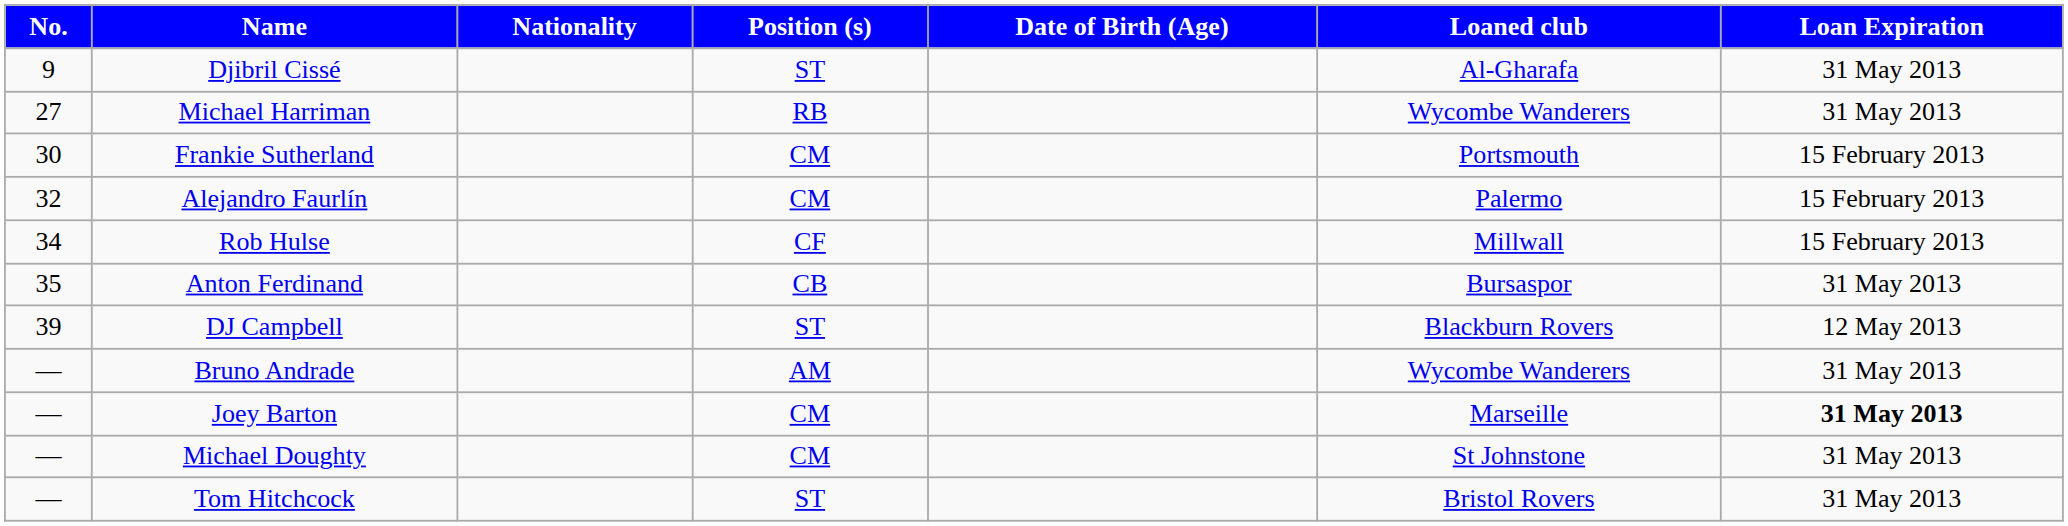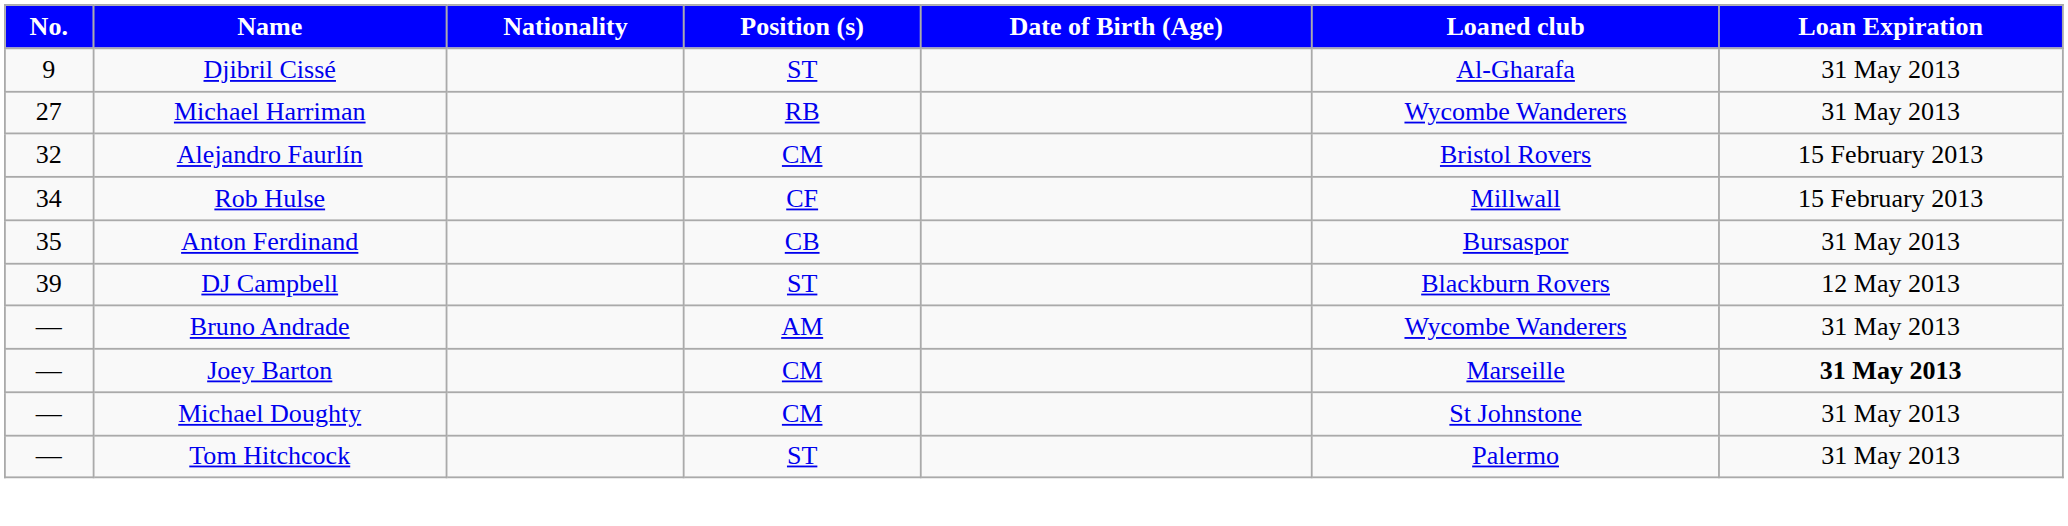- row: (274, 155)
(1519, 198) Palermo -> (1516, 155) Bristol Rovers
(1519, 499) Bristol Rovers -> (1516, 456) Palermo
